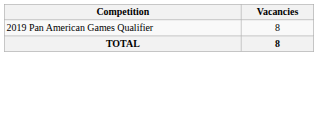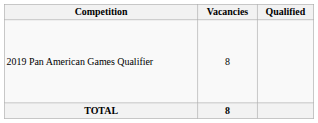+ column: (285, 12)
